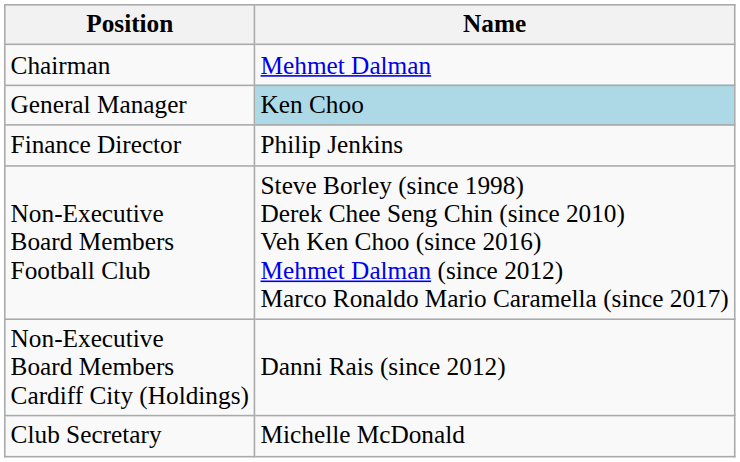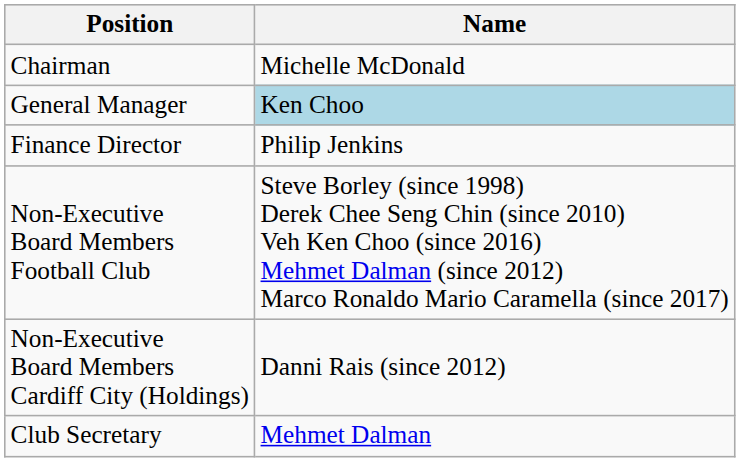(346, 64) Mehmet Dalman -> (363, 64) Michelle McDonald
(363, 435) Michelle McDonald -> (346, 435) Mehmet Dalman
